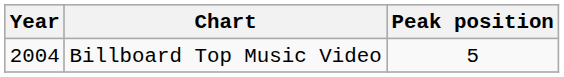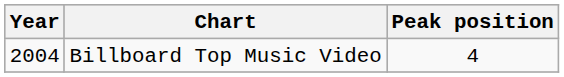(473, 56) 5 -> (473, 56) 4
